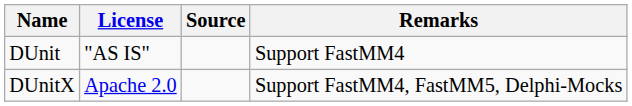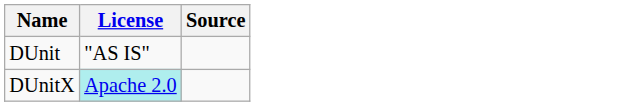- column: (439, 20)
(130, 85) no background -> (130, 85) paleturquoise background
